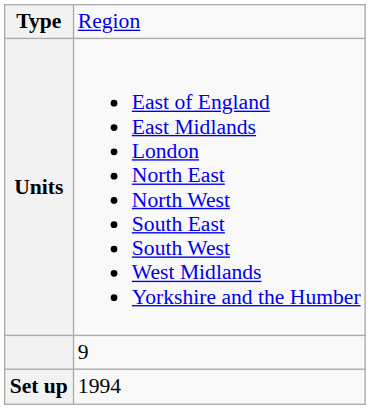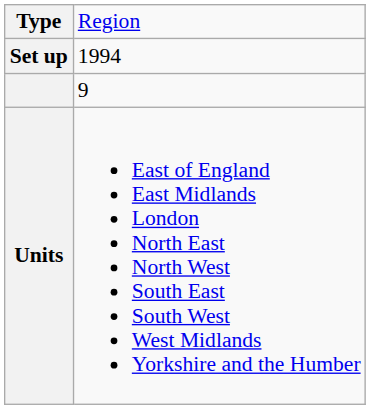rows swapped: (39, 386) <-> (39, 186)
